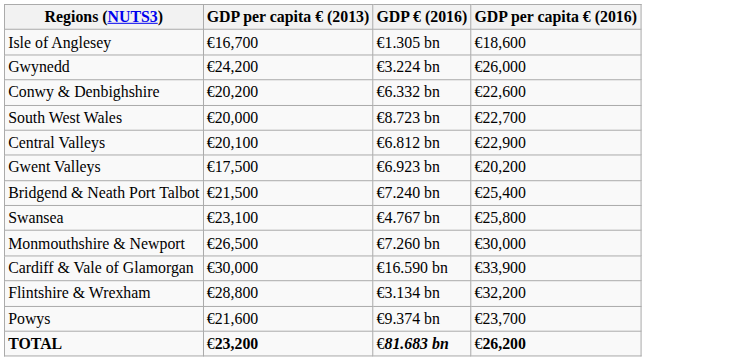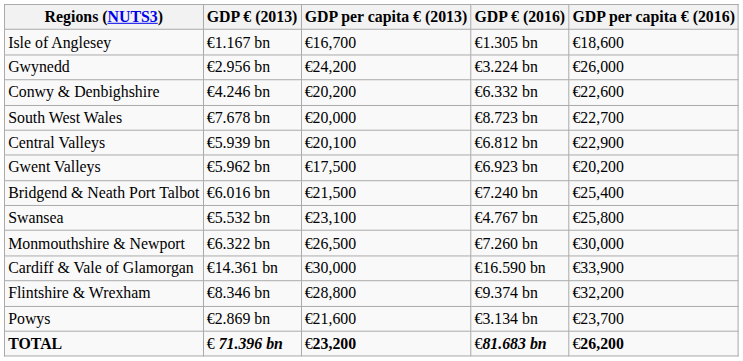+ column: (252, 17)
(408, 293) €3.134 bn -> (506, 293) €9.374 bn
(408, 318) €9.374 bn -> (506, 318) €3.134 bn
